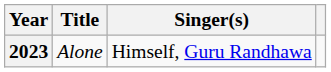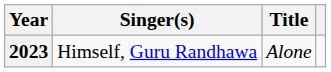columns swapped: (80, 19) <-> (212, 19)
